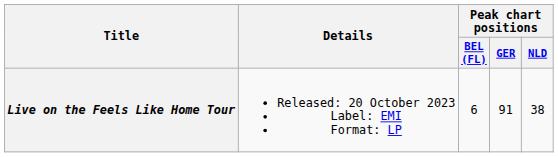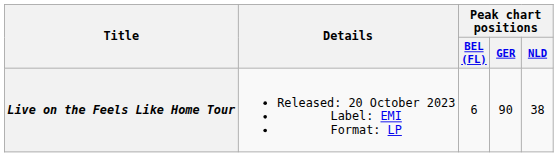(506, 110) 91 -> (506, 110) 90
